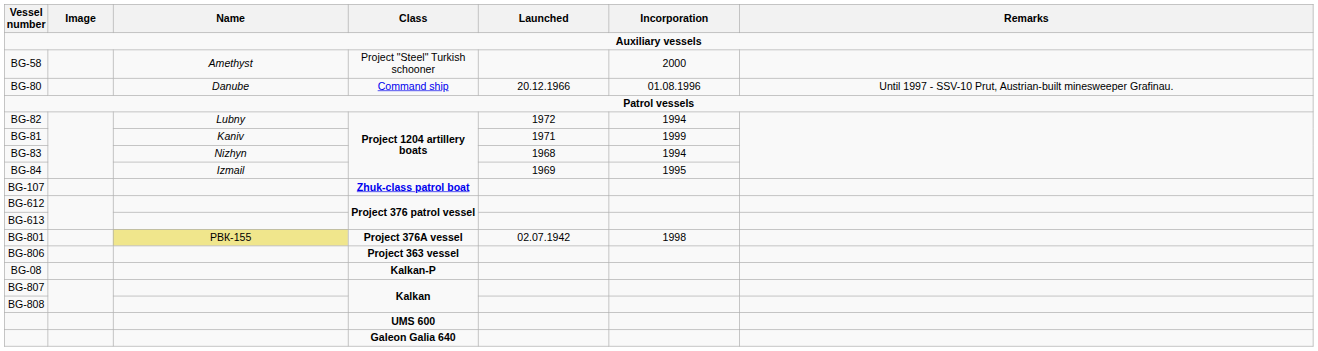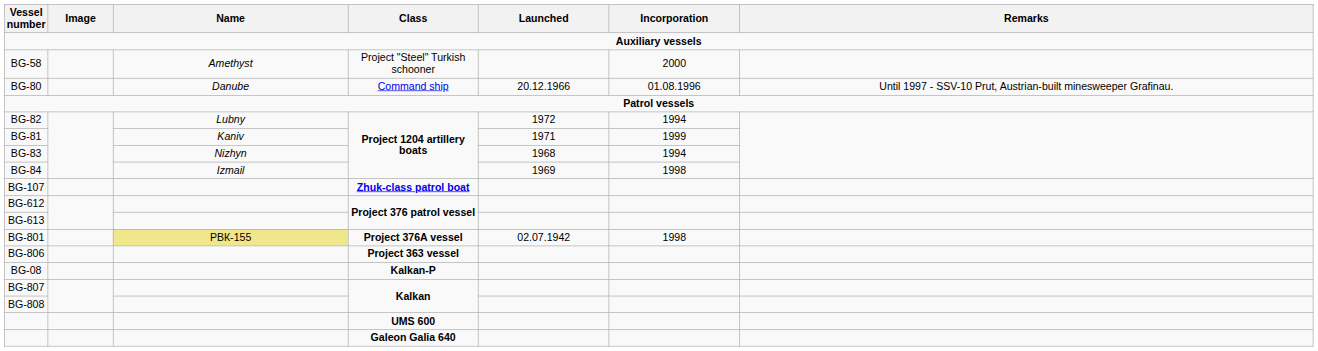(674, 170) 1995 -> (674, 170) 1998
